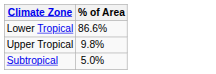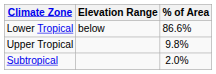+ column: (118, 12)
(91, 61) 5.0% -> (175, 61) 2.0%
